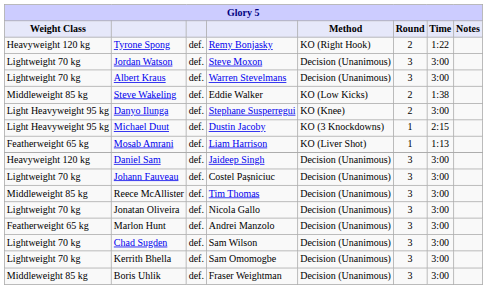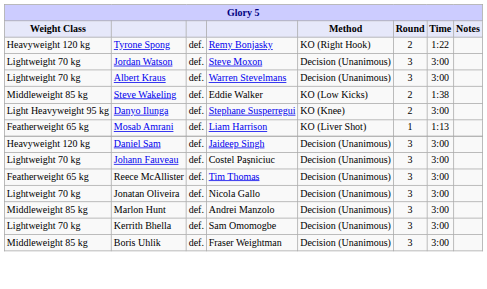- row: (141, 127)
(47, 193) Middleweight 85 kg -> (48, 177) Featherweight 65 kg
(48, 226) Featherweight 65 kg -> (47, 209) Middleweight 85 kg
- row: (141, 242)
